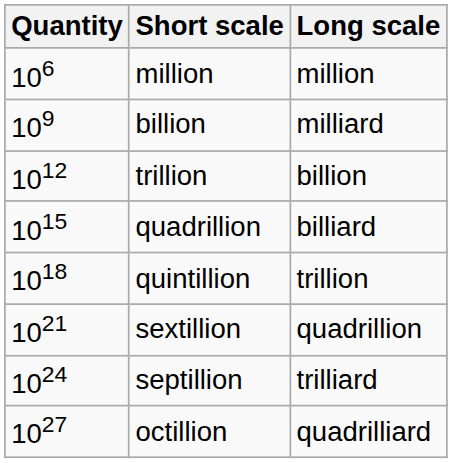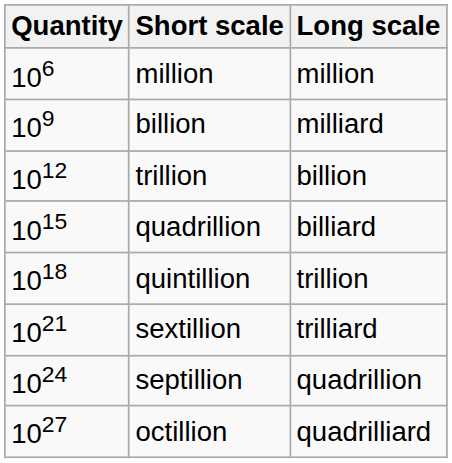(359, 329) quadrillion -> (337, 329) trilliard
(337, 380) trilliard -> (359, 380) quadrillion
